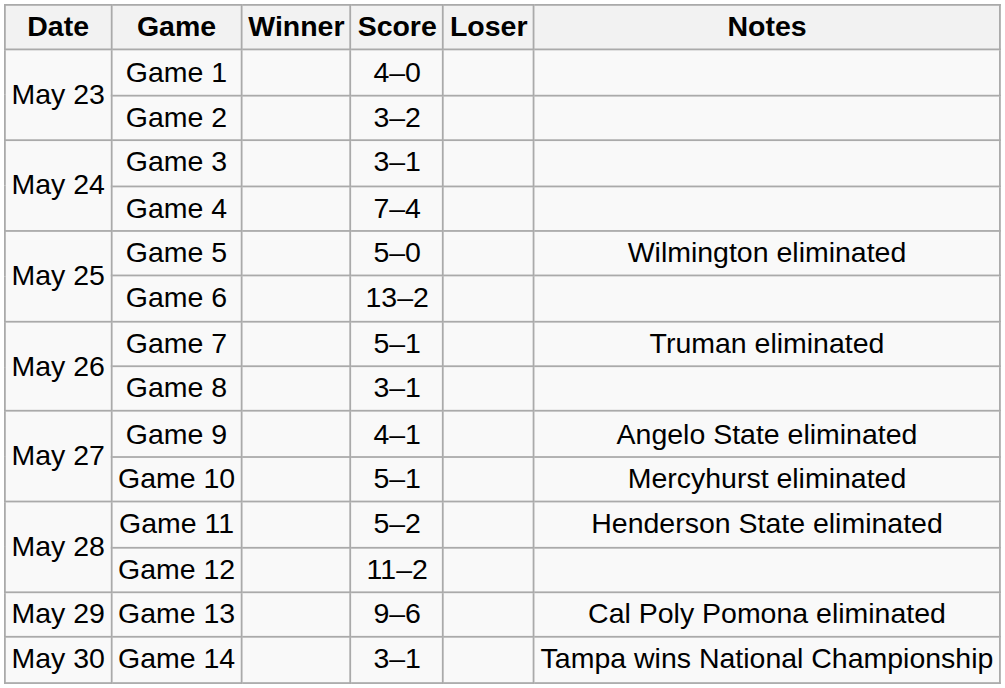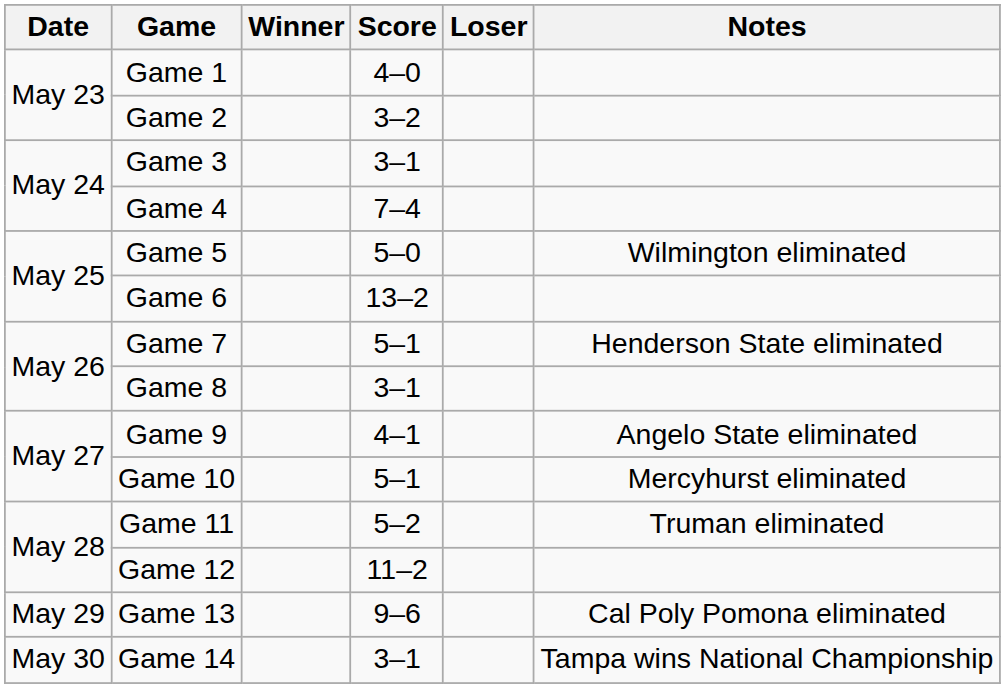(767, 343) Truman eliminated -> (767, 343) Henderson State eliminated
(767, 523) Henderson State eliminated -> (767, 523) Truman eliminated
